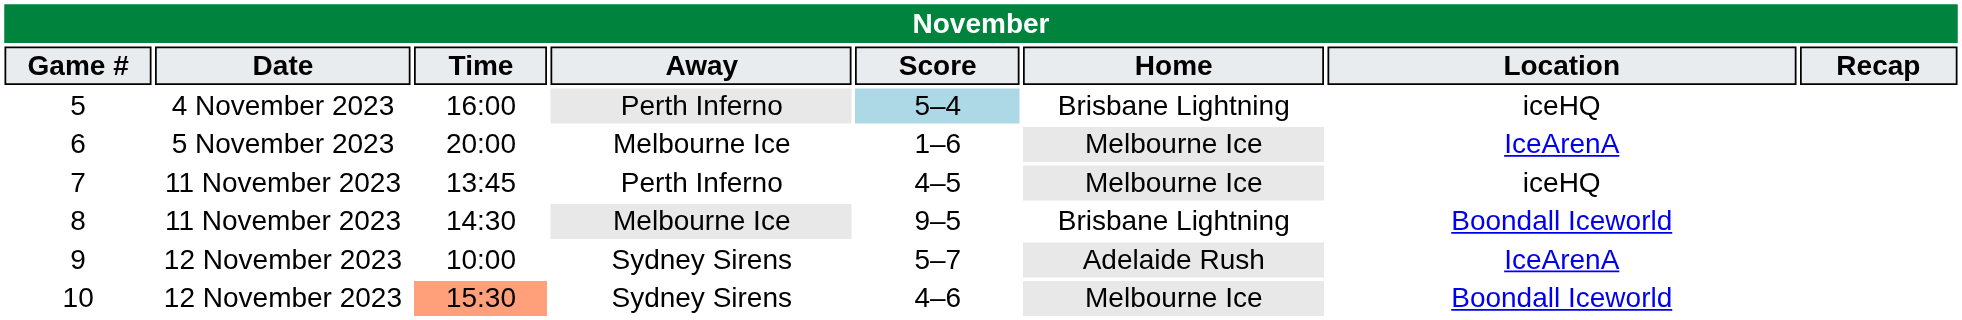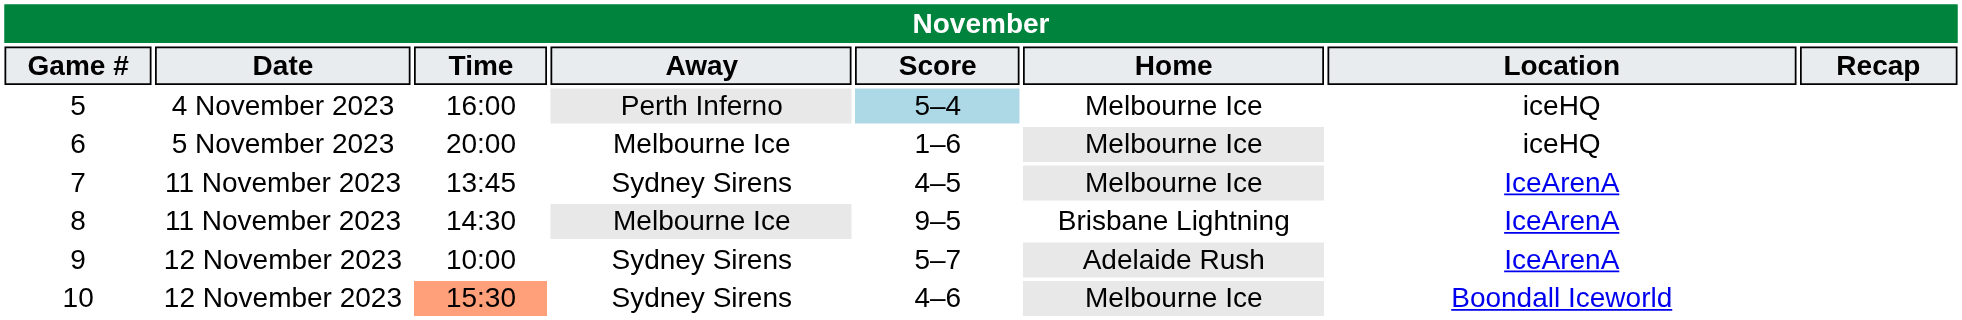(1174, 105) Brisbane Lightning -> (1174, 105) Melbourne Ice
(1562, 144) IceArenA -> (1562, 144) iceHQ
(702, 182) Perth Inferno -> (702, 182) Sydney Sirens
(1562, 182) iceHQ -> (1562, 182) IceArenA
(1562, 221) Boondall Iceworld -> (1562, 221) IceArenA
